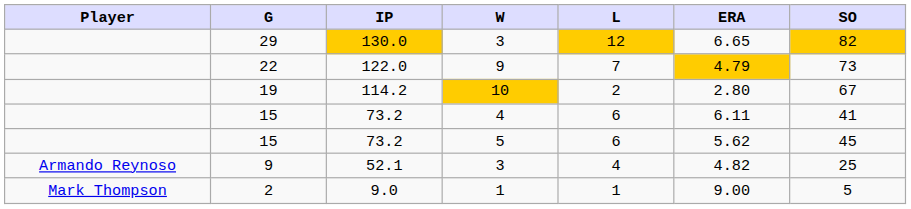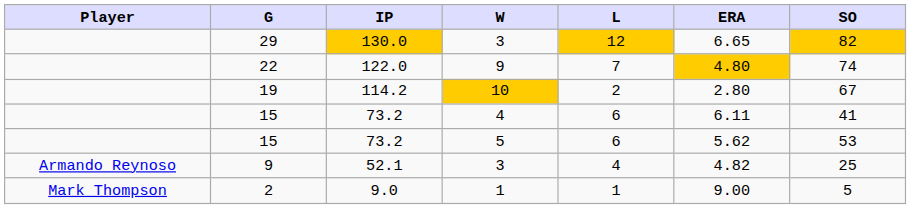(732, 67) 4.79 -> (732, 67) 4.80
(848, 67) 73 -> (848, 67) 74
(848, 141) 45 -> (848, 141) 53
